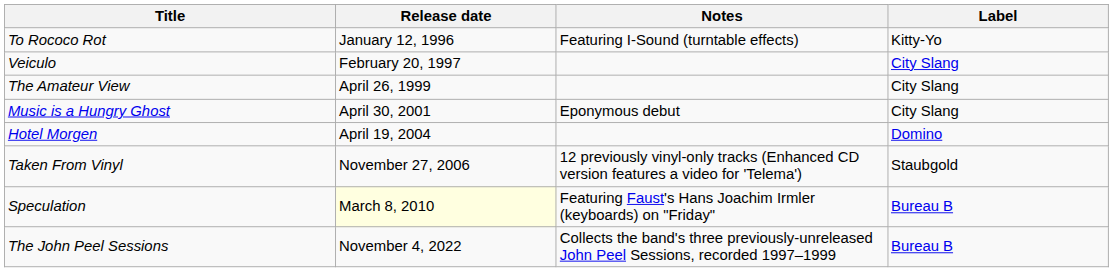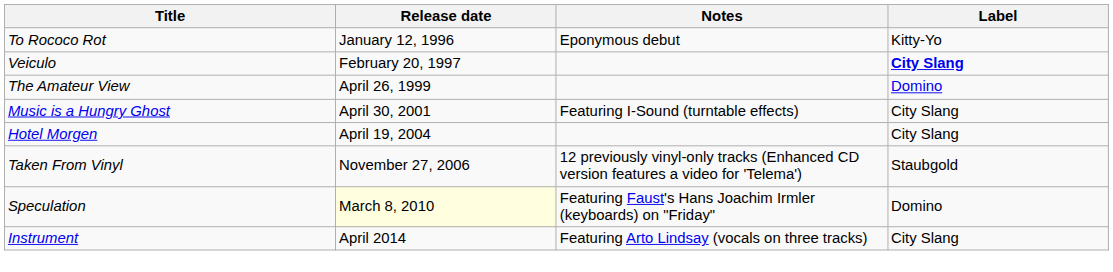(679, 39) Featuring I-Sound (turntable effects) -> (620, 39) Eponymous debut
(925, 63) normal -> (927, 63) bold
(925, 87) City Slang -> (917, 87) Domino
(620, 110) Eponymous debut -> (679, 110) Featuring I-Sound (turntable effects)
(917, 134) Domino -> (925, 134) City Slang
(922, 206) Bureau B -> (917, 206) Domino
+ row: (43, 238)
- row: (88, 246)
